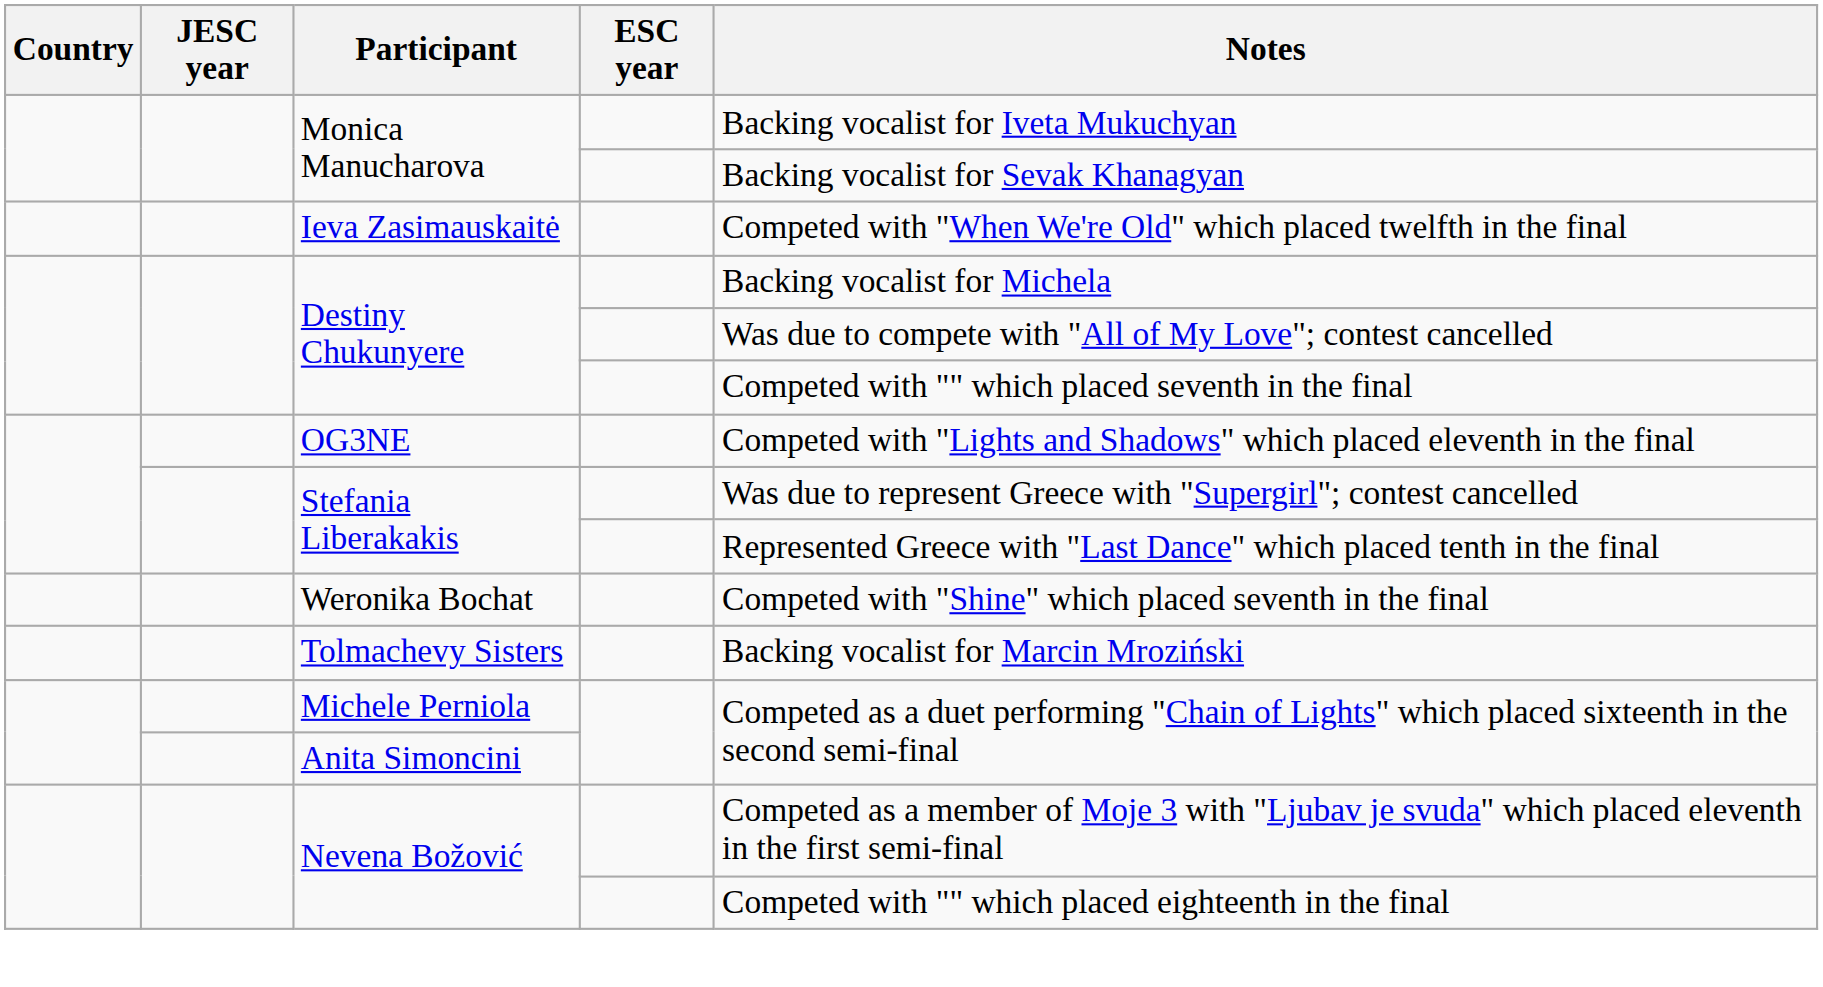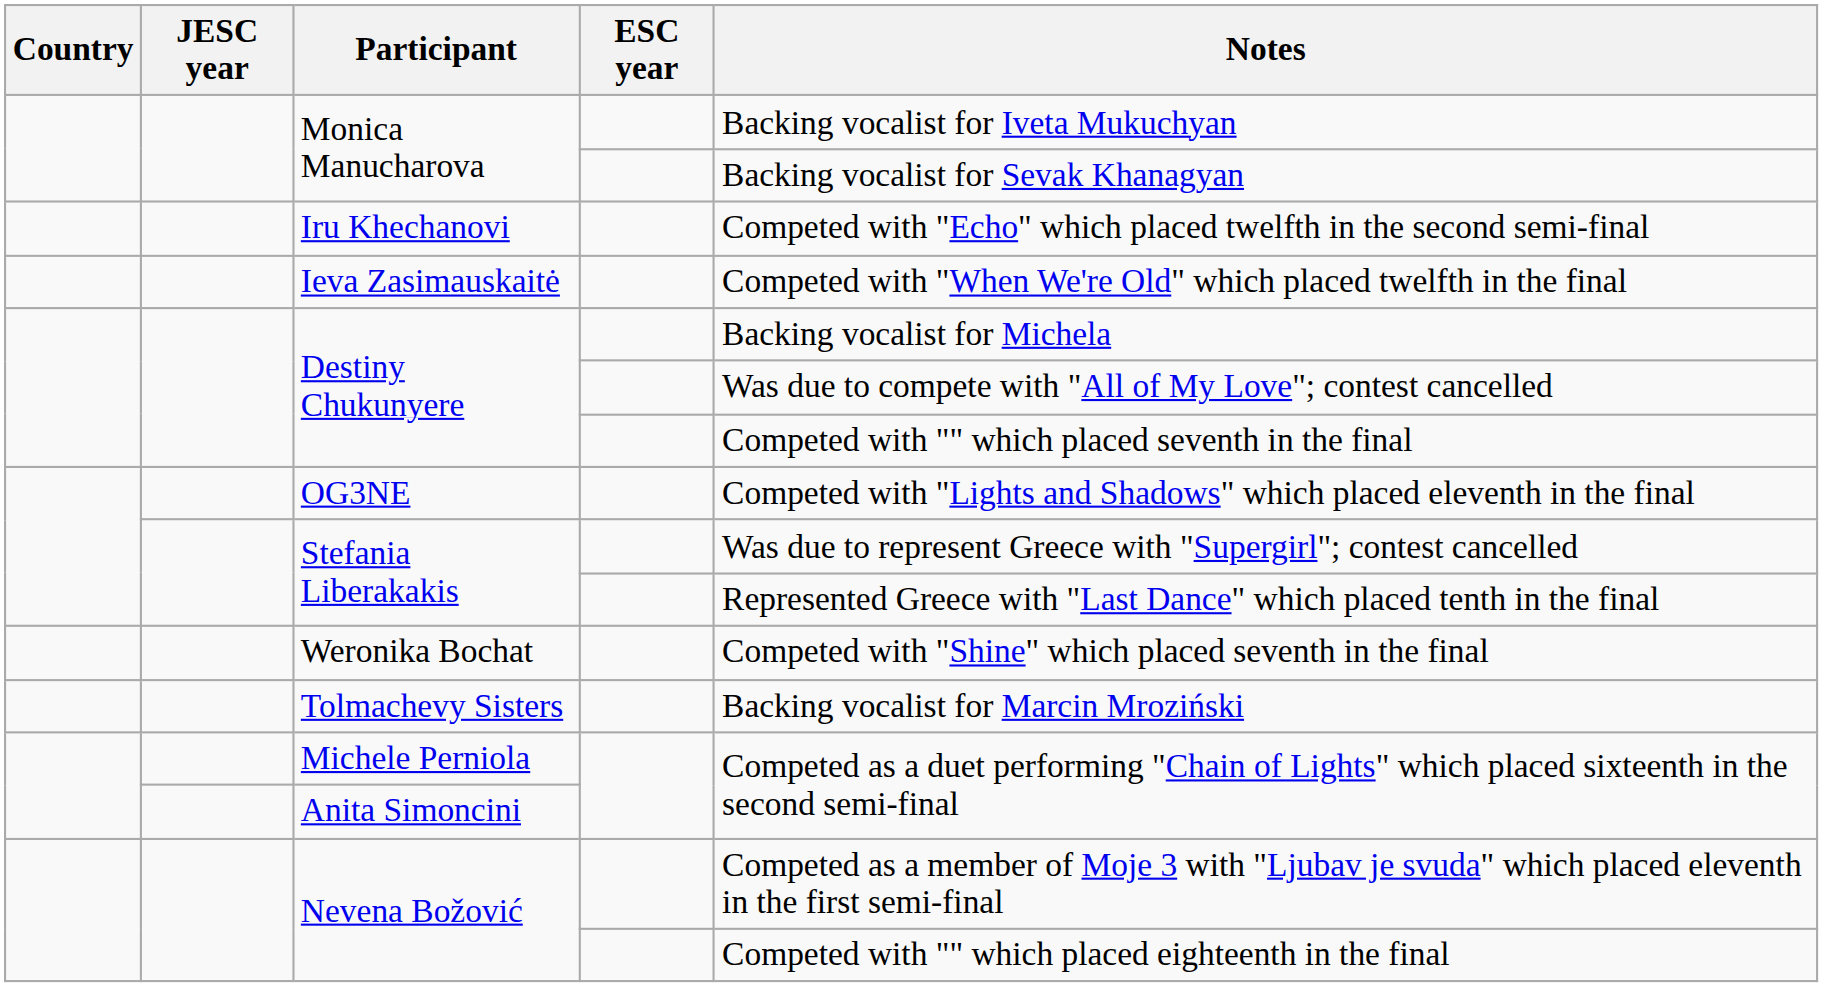+ row: (73, 228)
